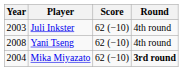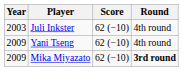(16, 43) 2008 -> (16, 43) 2009
(16, 58) 2004 -> (16, 58) 2009
